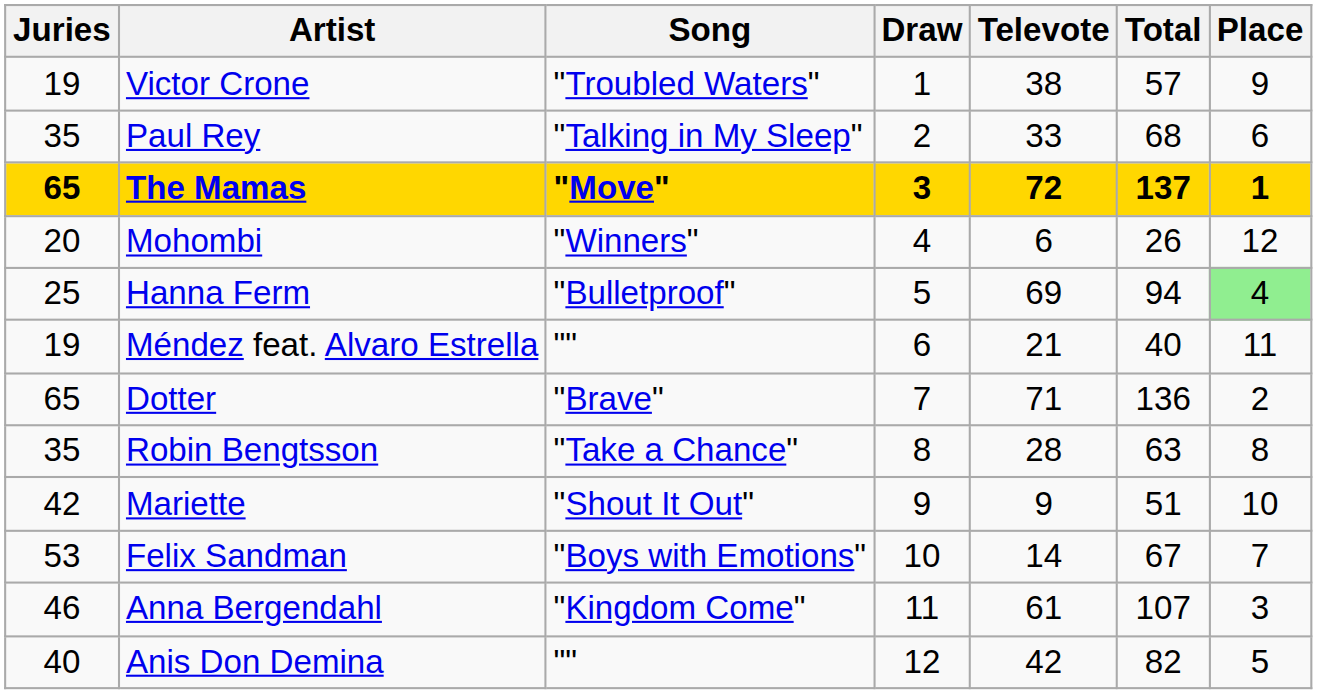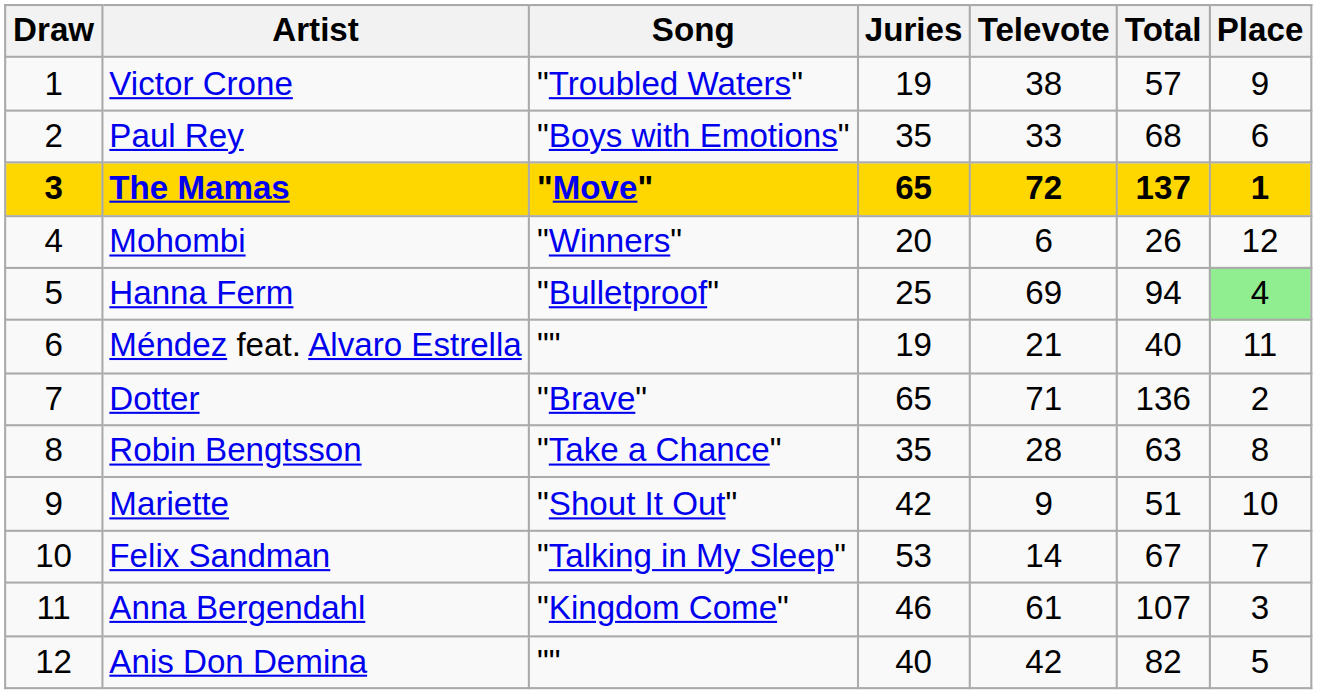columns swapped: (922, 30) <-> (62, 30)
(708, 135) "Talking in My Sleep" -> (693, 135) "Boys with Emotions"
(710, 556) "Boys with Emotions" -> (691, 556) "Talking in My Sleep"
